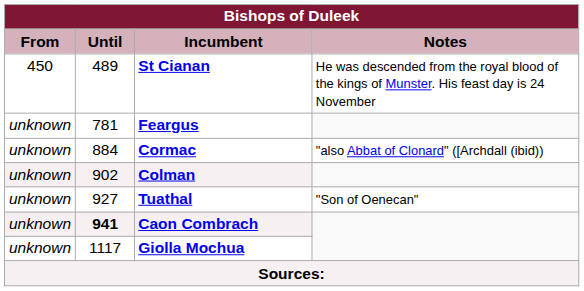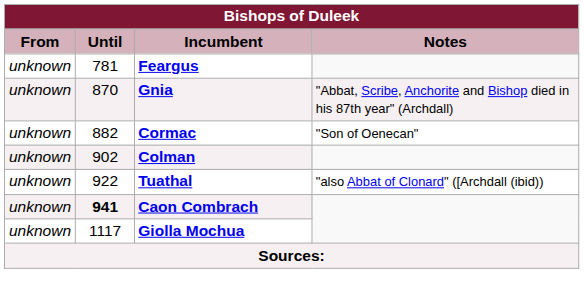- row: (174, 66)
+ row: (156, 90)
(105, 150) 884 -> (105, 132) 882
(430, 151) "also Abbat of Clonard" ([Archdall (ibid)) -> (367, 133) "Son of Oenecan"
(105, 199) 927 -> (105, 181) 922
(367, 200) "Son of Oenecan" -> (430, 182) "also Abbat of Clonard" ([Archdall (ibid))
